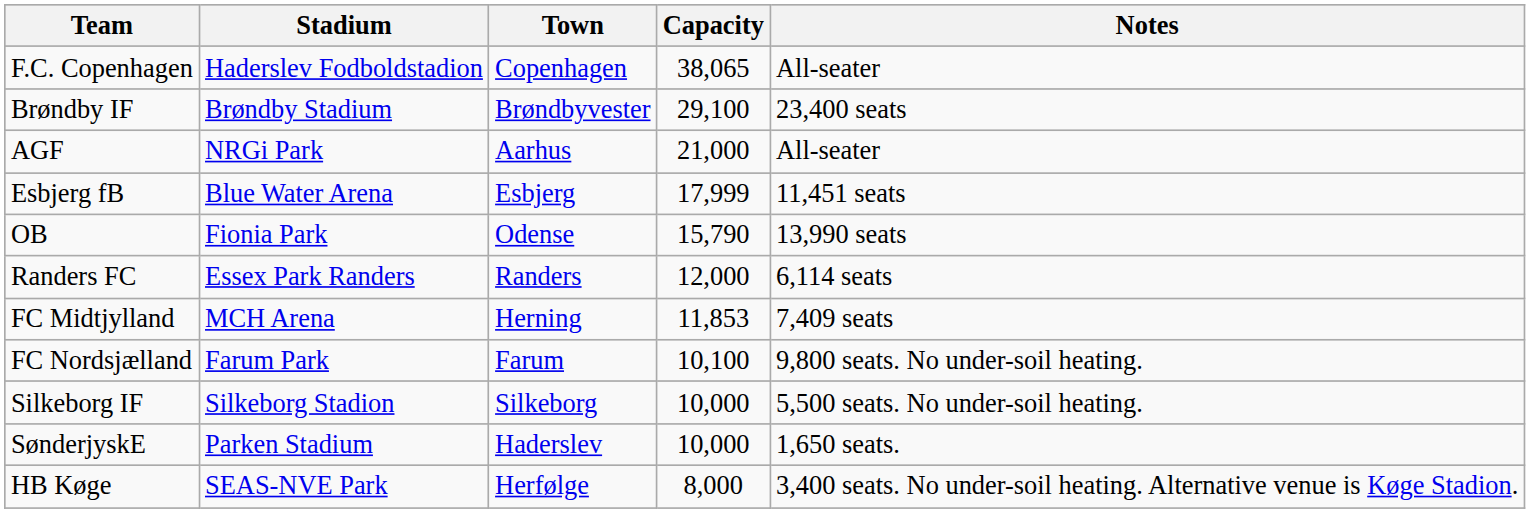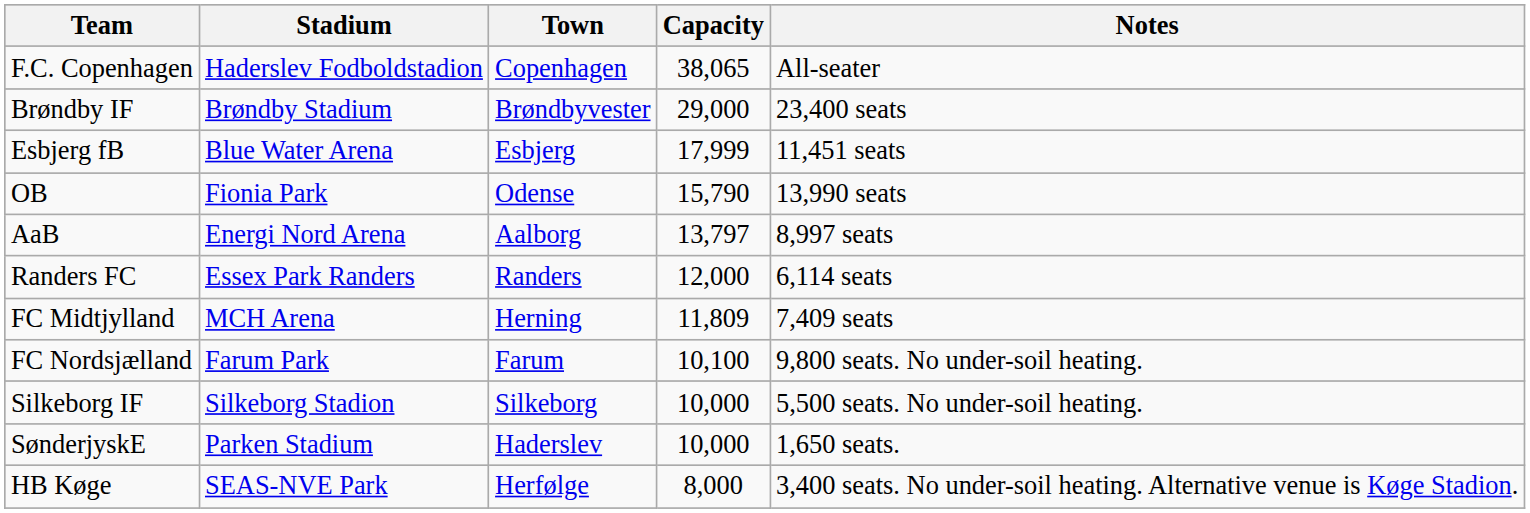(713, 109) 29,100 -> (713, 109) 29,000
- row: (37, 151)
+ row: (35, 234)
(713, 318) 11,853 -> (713, 318) 11,809
